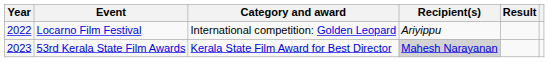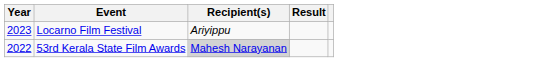- column: (293, 13)
(19, 30) 2022 -> (19, 30) 2023
(19, 48) 2023 -> (19, 48) 2022
